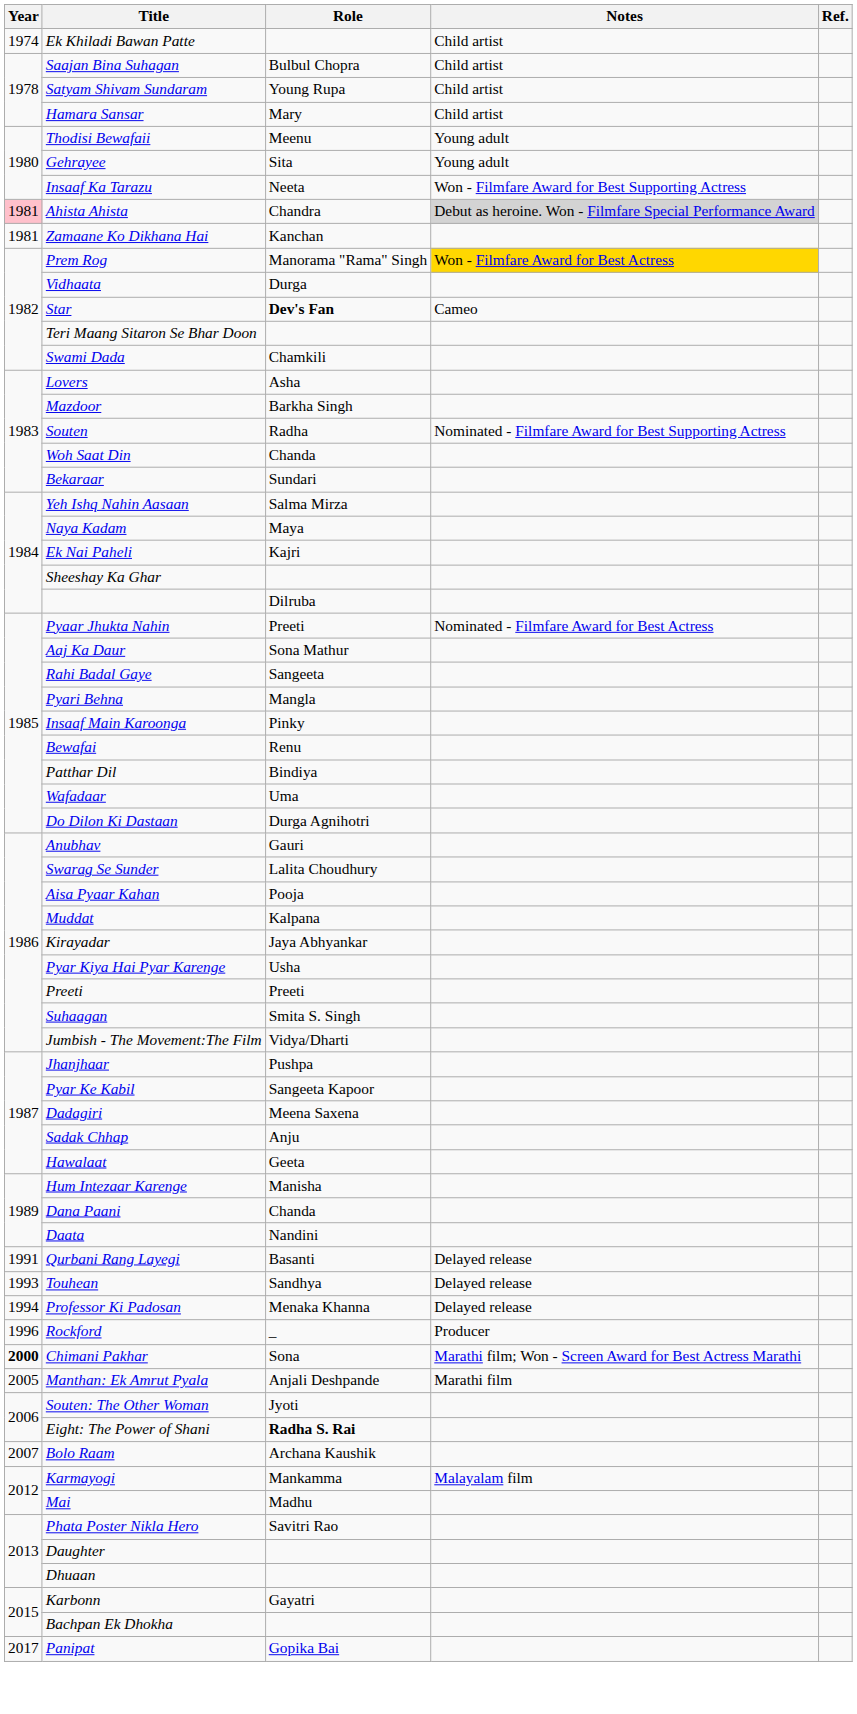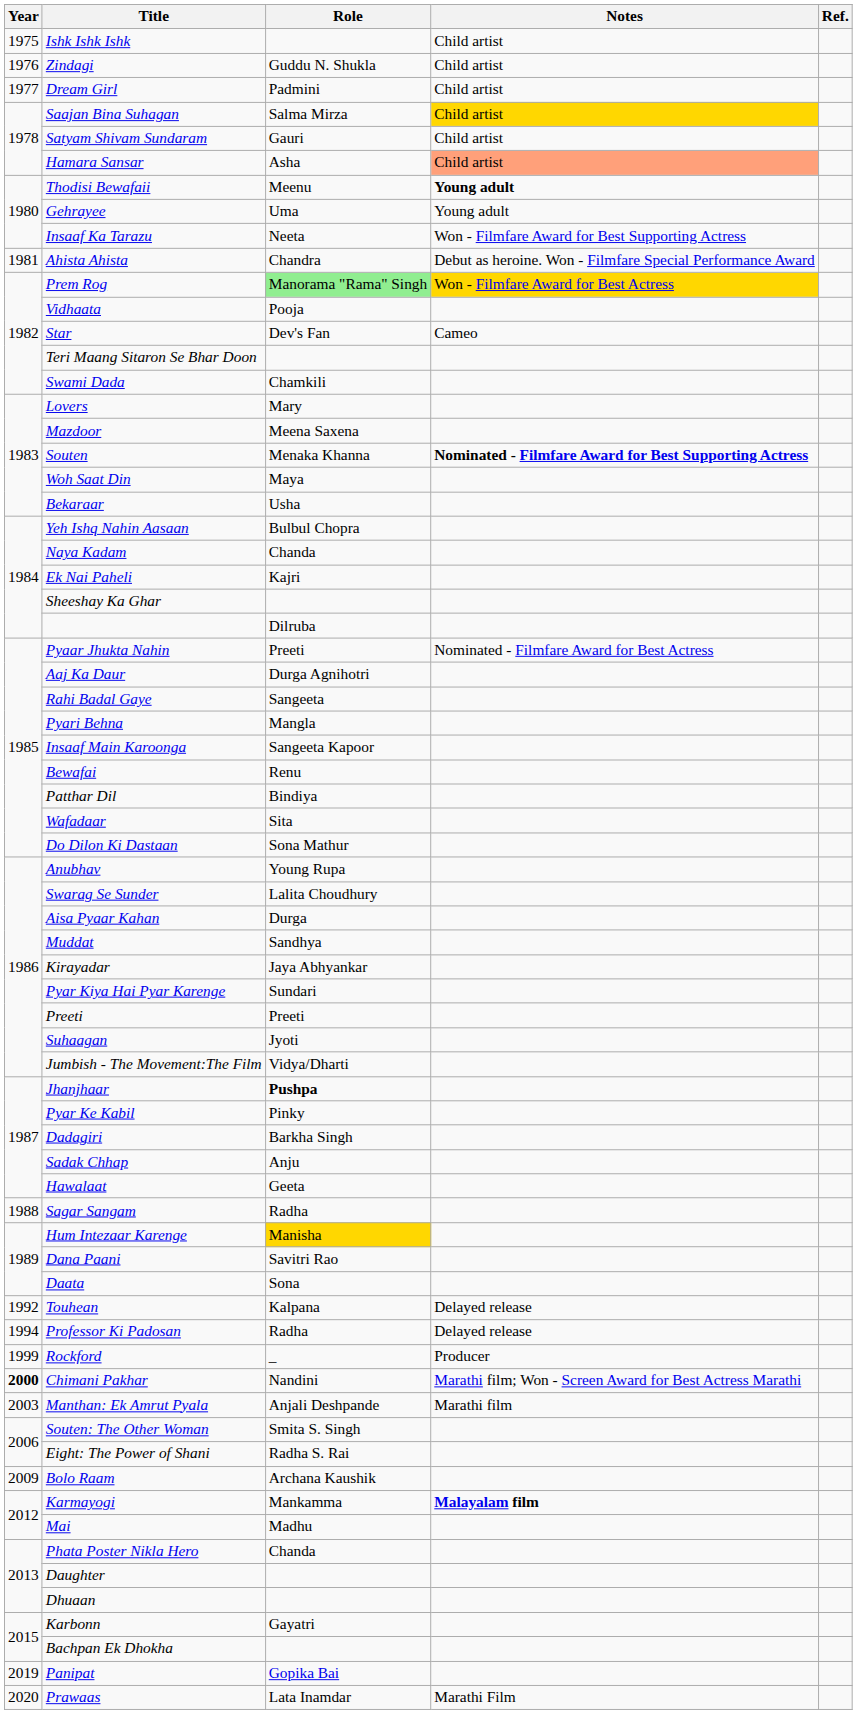- row: (120, 41)
+ row: (88, 41)
+ row: (70, 65)
+ row: (82, 89)
(314, 65) Bulbul Chopra -> (308, 114) Salma Mirza
(469, 65) no background -> (469, 114) gold background
(307, 89) Young Rupa -> (286, 138) Gauri
(285, 114) Mary -> (285, 162) Asha
(469, 114) no background -> (469, 162) lightsalmon background
(472, 138) normal -> (474, 187) bold
(281, 162) Sita -> (284, 211) Uma
(23, 211) pink background -> (23, 260) no background
(625, 211) lightgrey background -> (625, 260) no background
- row: (127, 235)
(348, 260) no background -> (348, 284) lightgreen background
(288, 284) Durga -> (286, 308) Pooja
(301, 308) bold -> (299, 333) normal
(285, 382) Asha -> (285, 406) Mary
(311, 406) Barkha Singh -> (314, 430) Meena Saxena
(288, 430) Radha -> (319, 455) Menaka Khanna
(610, 430) normal -> (621, 455) bold
(292, 455) Chanda -> (286, 479) Maya
(293, 479) Sundari -> (285, 503) Usha
(308, 503) Salma Mirza -> (314, 528) Bulbul Chopra
(286, 528) Maya -> (292, 552) Chanda
(309, 650) Sona Mathur -> (319, 674) Durga Agnihotri
(287, 723) Pinky -> (321, 747) Sangeeta Kapoor
(284, 796) Uma -> (281, 820) Sita
(319, 820) Durga Agnihotri -> (309, 844) Sona Mathur
(286, 844) Gauri -> (307, 869) Young Rupa
(286, 893) Pooja -> (288, 917) Durga
(294, 917) Kalpana -> (295, 942) Sandhya
(285, 966) Usha -> (293, 991) Sundari
(315, 1015) Smita S. Singh -> (284, 1039) Jyoti
(291, 1064) normal -> (293, 1088) bold
(321, 1088) Sangeeta Kapoor -> (287, 1112) Pinky
(314, 1112) Meena Saxena -> (311, 1137) Barkha Singh
+ row: (91, 1210)
(295, 1185) no background -> (295, 1234) gold background
(292, 1210) Chanda -> (304, 1259) Savitri Rao
(293, 1234) Nandini -> (284, 1283) Sona
- row: (113, 1259)
(23, 1283) 1993 -> (23, 1307) 1992
(295, 1283) Sandhya -> (294, 1307) Kalpana
(319, 1307) Menaka Khanna -> (288, 1332) Radha
(23, 1332) 1996 -> (23, 1356) 1999
(284, 1356) Sona -> (293, 1380) Nandini
(23, 1380) 2005 -> (23, 1405) 2003
(284, 1405) Jyoti -> (315, 1429) Smita S. Singh
(312, 1429) bold -> (309, 1453) normal
(23, 1453) 2007 -> (23, 1478) 2009
(484, 1478) normal -> (487, 1502) bold
(304, 1526) Savitri Rao -> (292, 1551) Chanda
(23, 1648) 2017 -> (23, 1673) 2019
+ row: (73, 1697)
